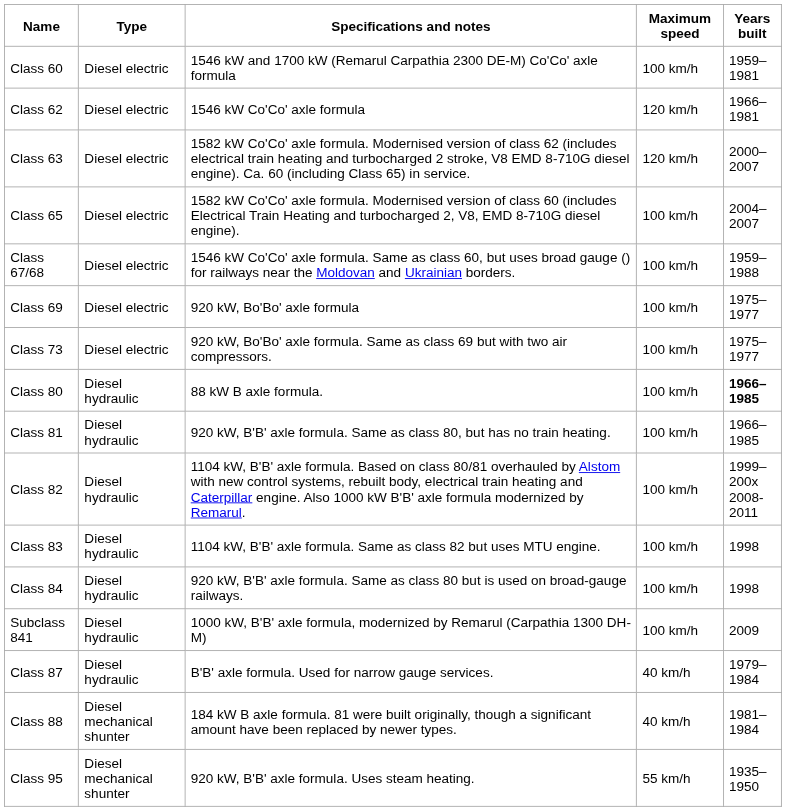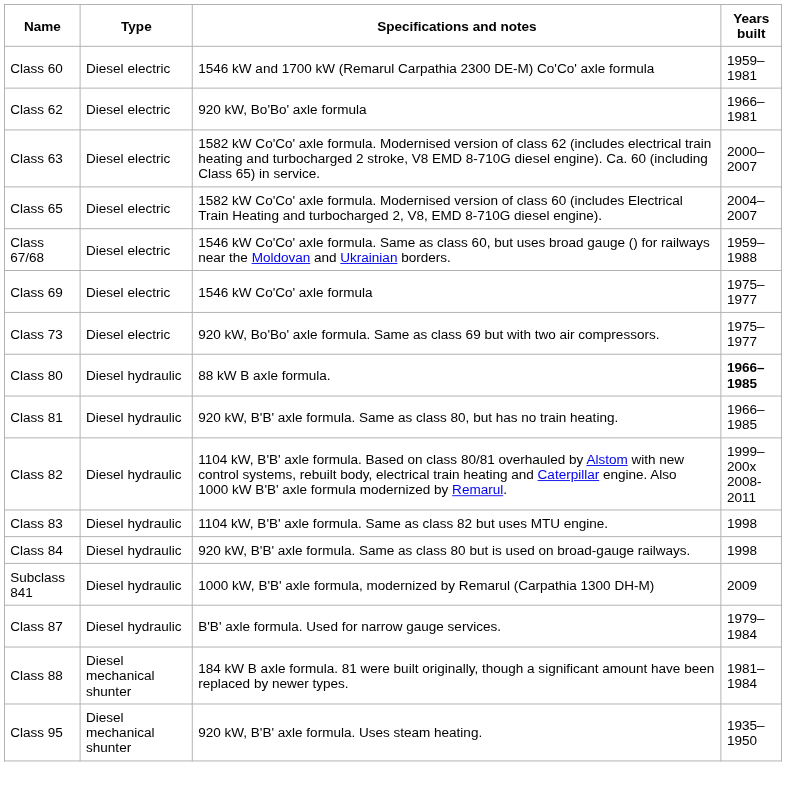- column: (680, 25)
(278, 109) 1546 kW Co'Co' axle formula -> (282, 109) 920 kW, Bo'Bo' axle formula
(275, 307) 920 kW, Bo'Bo' axle formula -> (285, 291) 1546 kW Co'Co' axle formula
